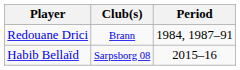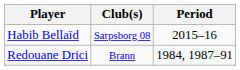rows swapped: (43, 55) <-> (48, 34)
